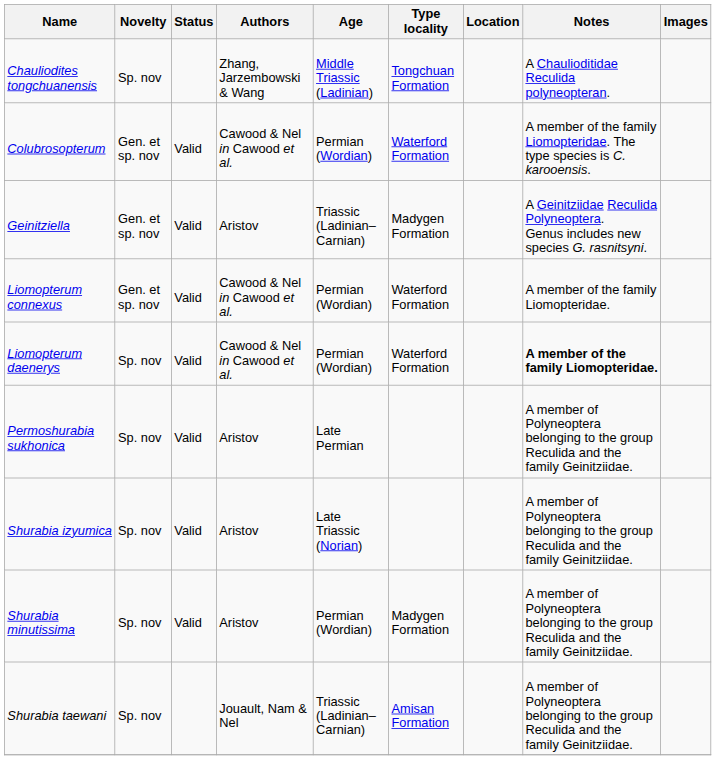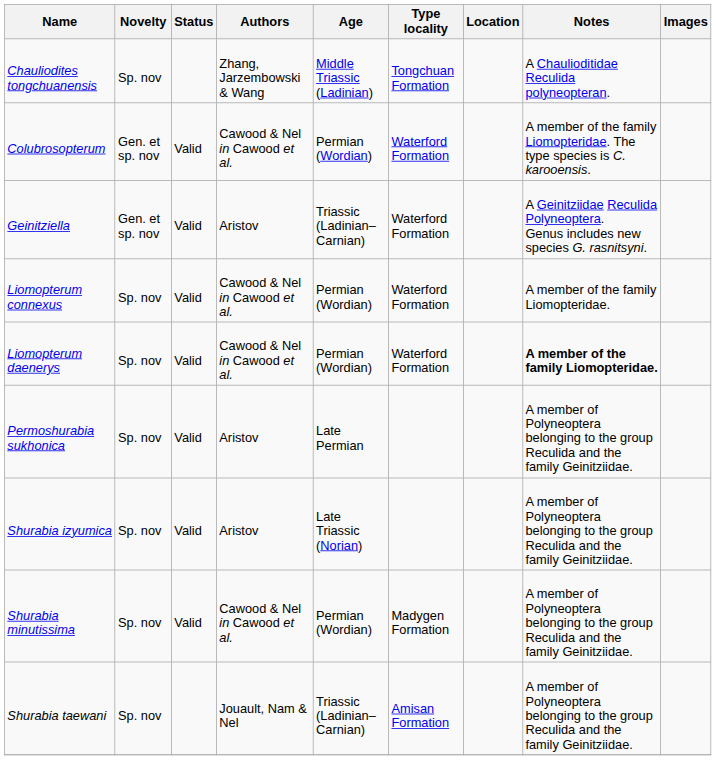(420, 226) Madygen Formation -> (420, 226) Waterford Formation
(139, 297) Gen. et sp. nov -> (140, 297) Sp. nov
(239, 623) Aristov -> (260, 623) Cawood & Nel in Cawood et al.
